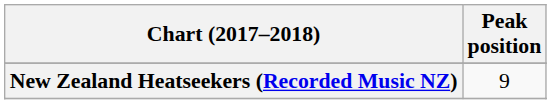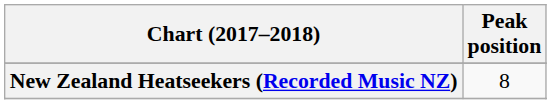(504, 80) 9 -> (504, 80) 8
